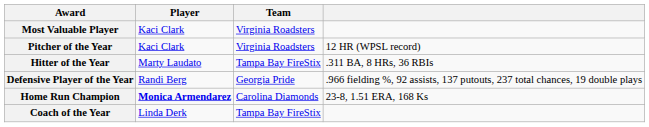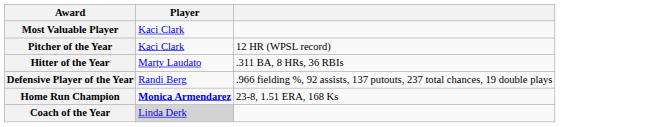- column: (278, 12)
(163, 113) no background -> (163, 113) lightgrey background
